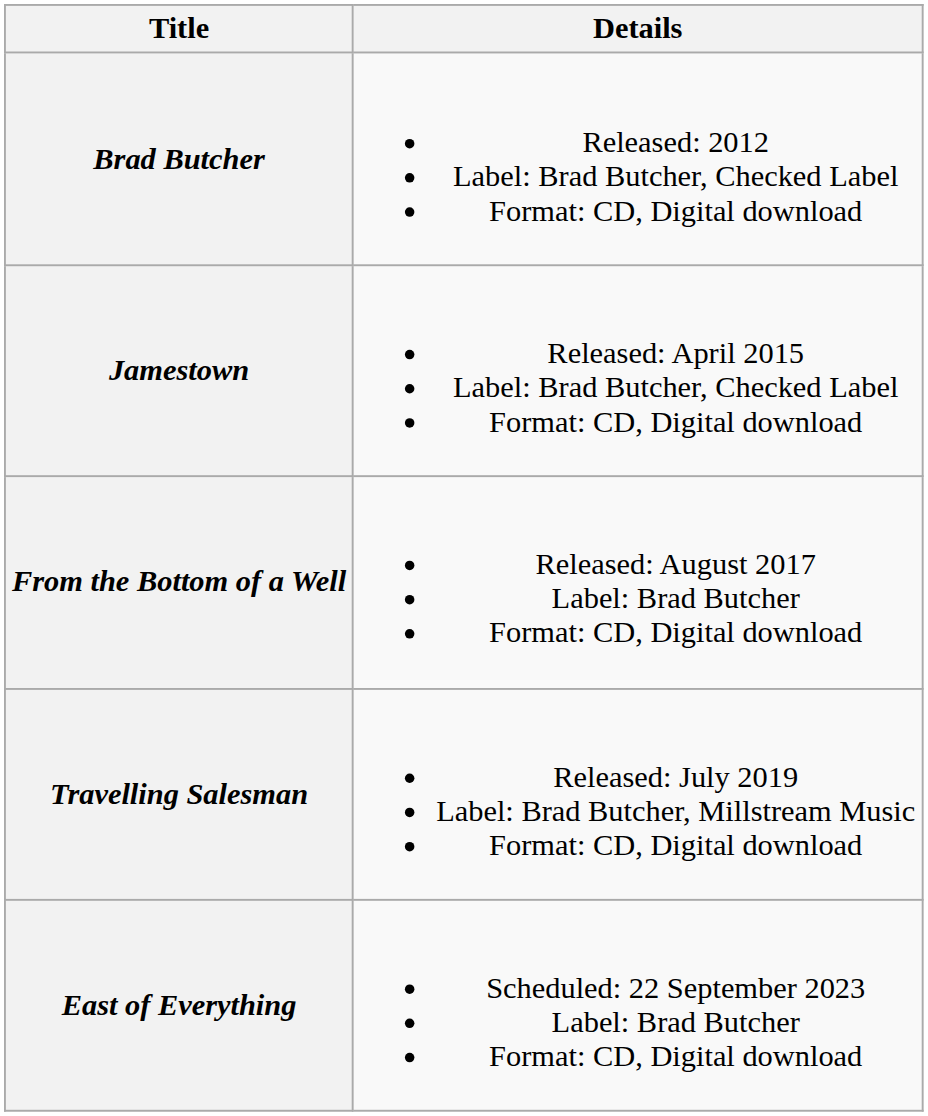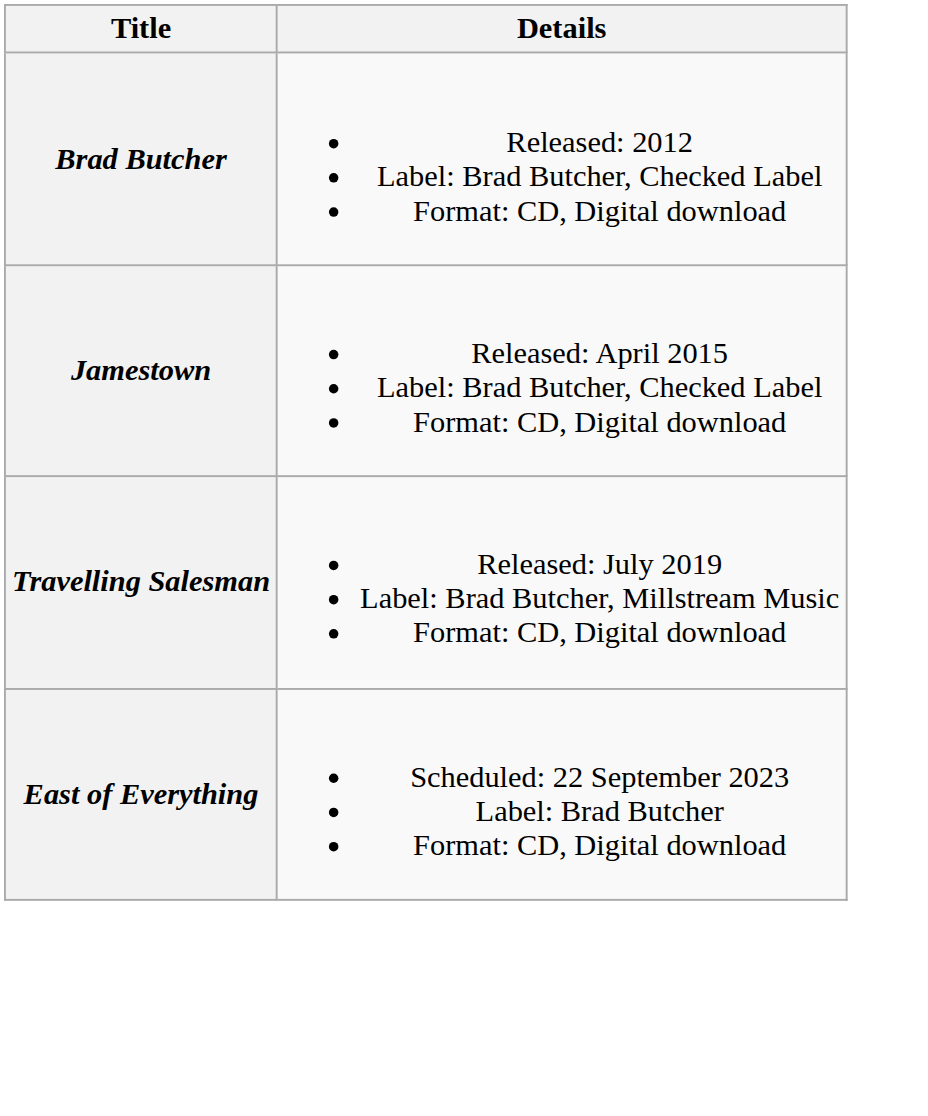- row: (179, 581)
